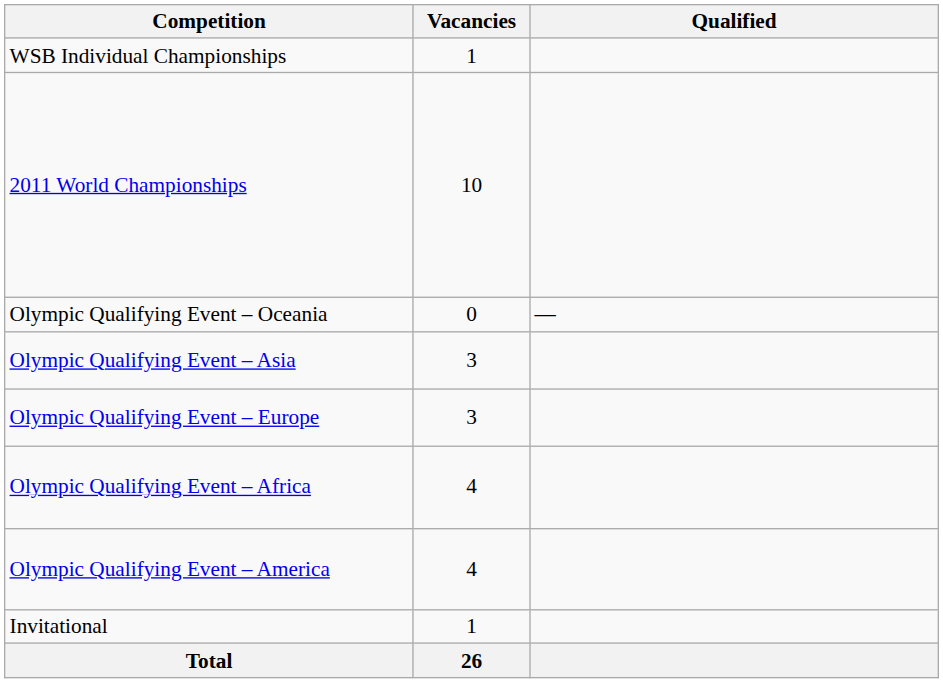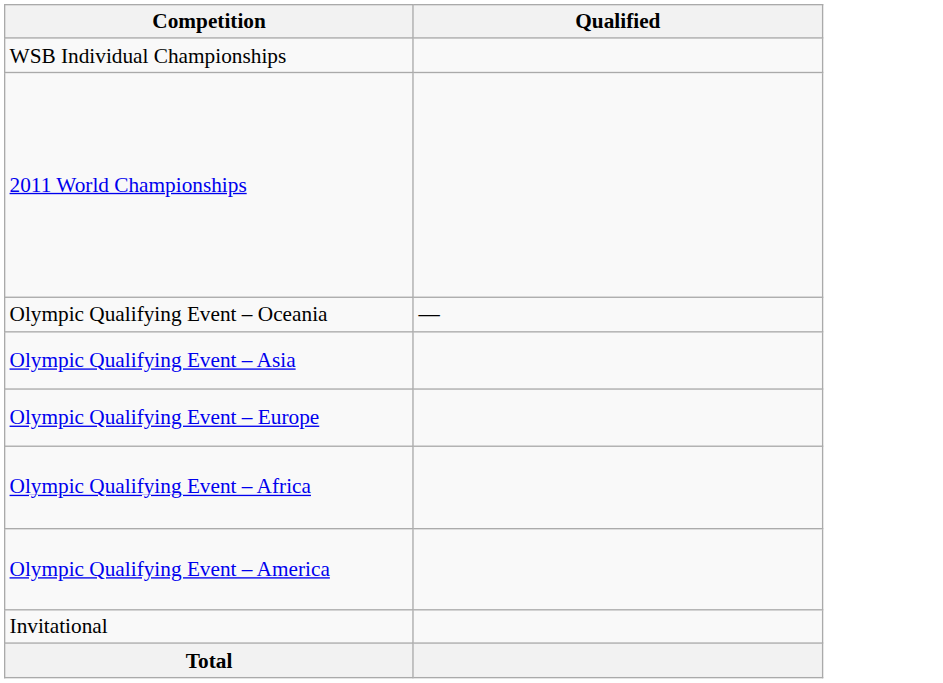- column: (472, 21)
